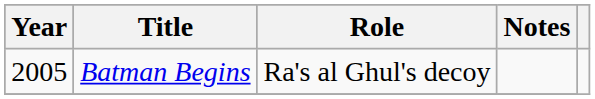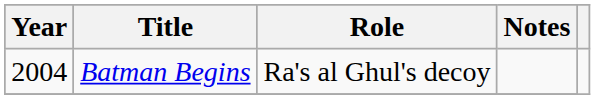(39, 71) 2005 -> (39, 71) 2004
